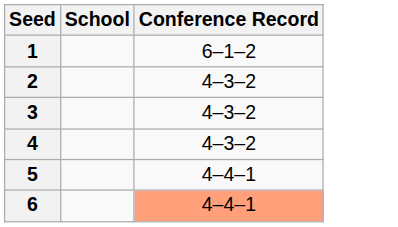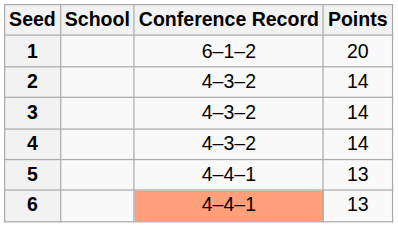+ column: (358, 19)
